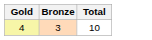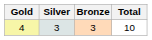+ column: (57, 12)
